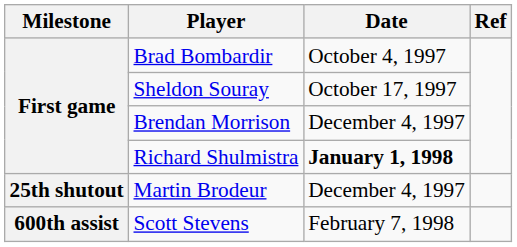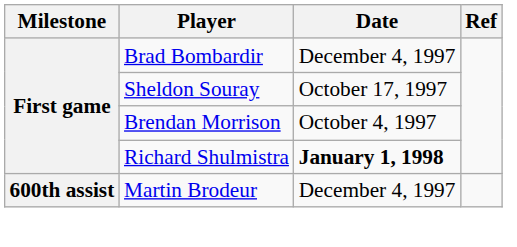(377, 55) October 4, 1997 -> (377, 55) December 4, 1997
(387, 122) December 4, 1997 -> (368, 122) October 4, 1997
(67, 190) 25th shutout -> (62, 190) 600th assist
- row: (191, 223)
